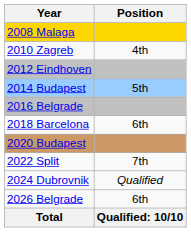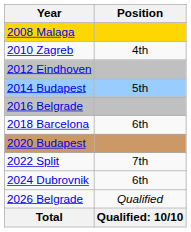(140, 180) Qualified -> (140, 180) 6th
(140, 198) 6th -> (140, 198) Qualified
